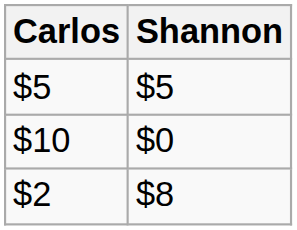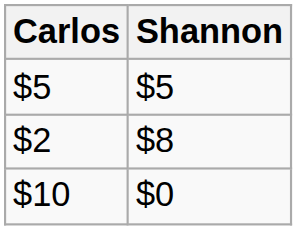rows swapped: (42, 140) <-> (32, 195)
